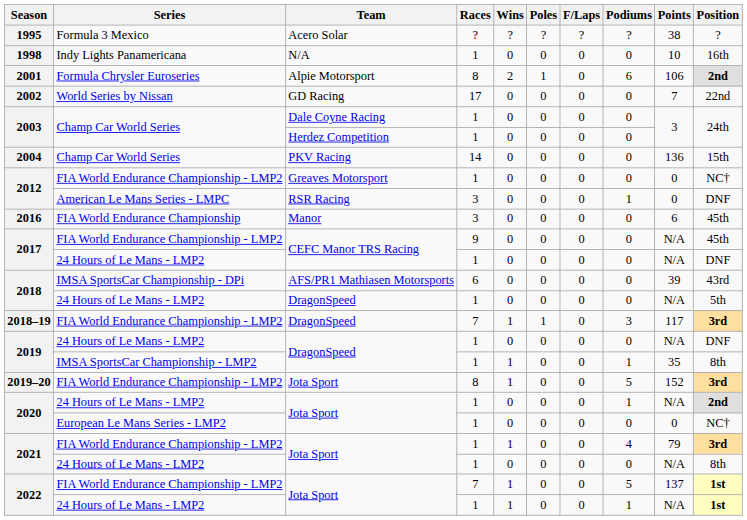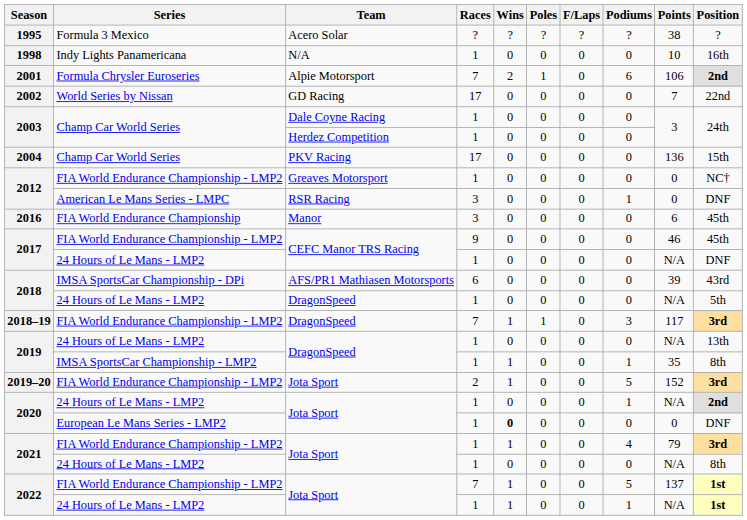(475, 76) 8 -> (475, 76) 7
(475, 158) 14 -> (475, 158) 17
(674, 239) N/A -> (674, 239) 46
(718, 341) DNF -> (718, 341) 13th
(475, 382) 8 -> (475, 382) 2
(510, 423) normal -> (510, 423) bold
(718, 423) NC† -> (718, 423) DNF
